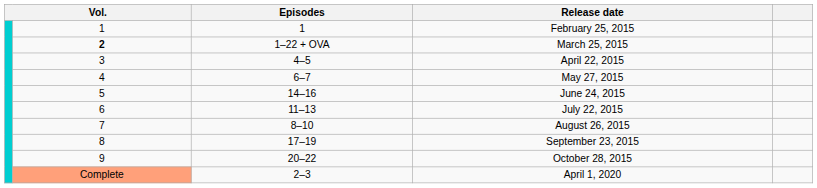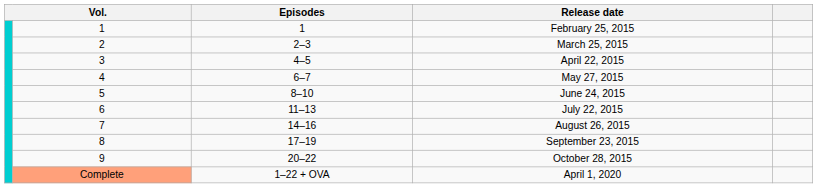(102, 45) bold -> (102, 45) normal
(302, 45) 1–22 + OVA -> (302, 45) 2–3
(302, 93) 14–16 -> (302, 93) 8–10
(302, 126) 8–10 -> (302, 126) 14–16
(302, 175) 2–3 -> (302, 175) 1–22 + OVA
